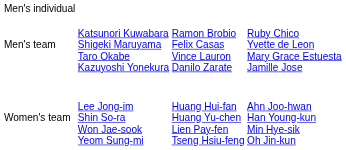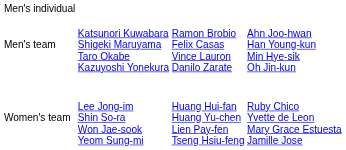(294, 50) Ruby Chico Yvette de Leon Mary Grace Estuesta Jamille Jose -> (282, 50) Ahn Joo-hwan Han Young-kun Min Hye-sik Oh Jin-kun
(282, 124) Ahn Joo-hwan Han Young-kun Min Hye-sik Oh Jin-kun -> (294, 124) Ruby Chico Yvette de Leon Mary Grace Estuesta Jamille Jose
